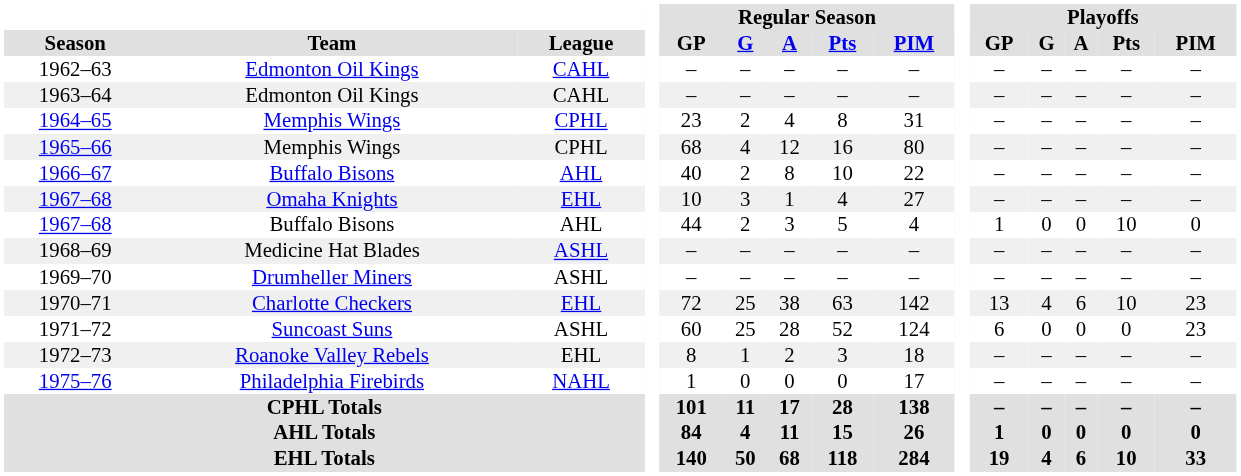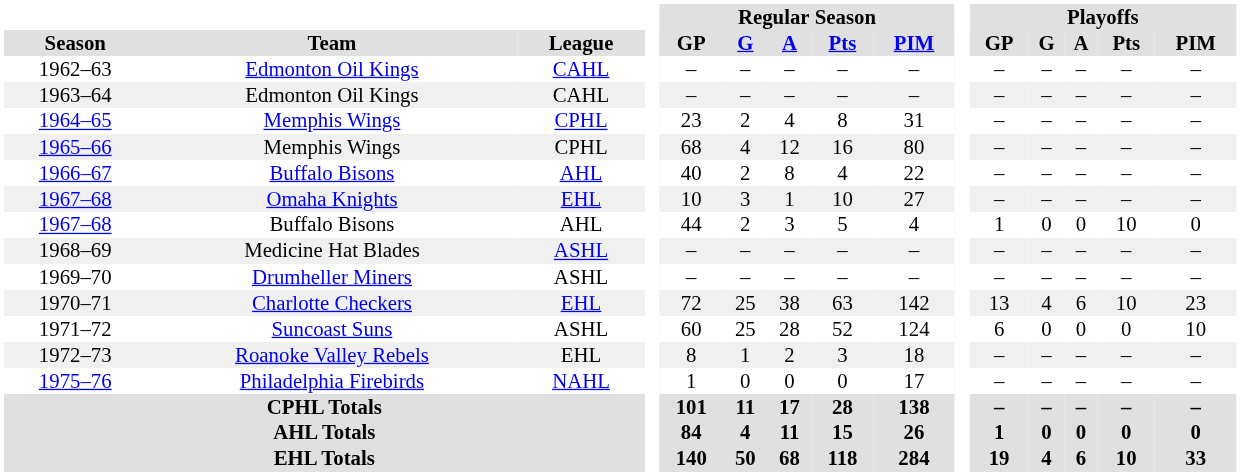(842, 172) 10 -> (842, 172) 4
(842, 198) 4 -> (842, 198) 10
(1196, 328) 23 -> (1196, 328) 10
